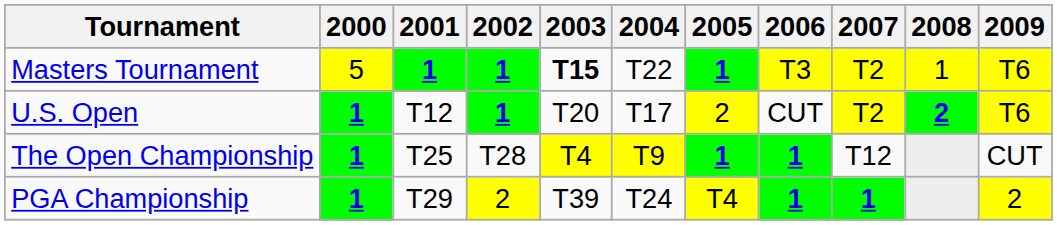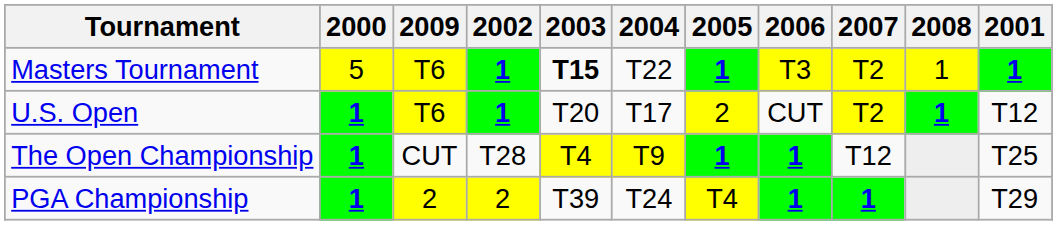columns swapped: (430, 27) <-> (1015, 27)
(941, 113) 2 -> (941, 113) 1
